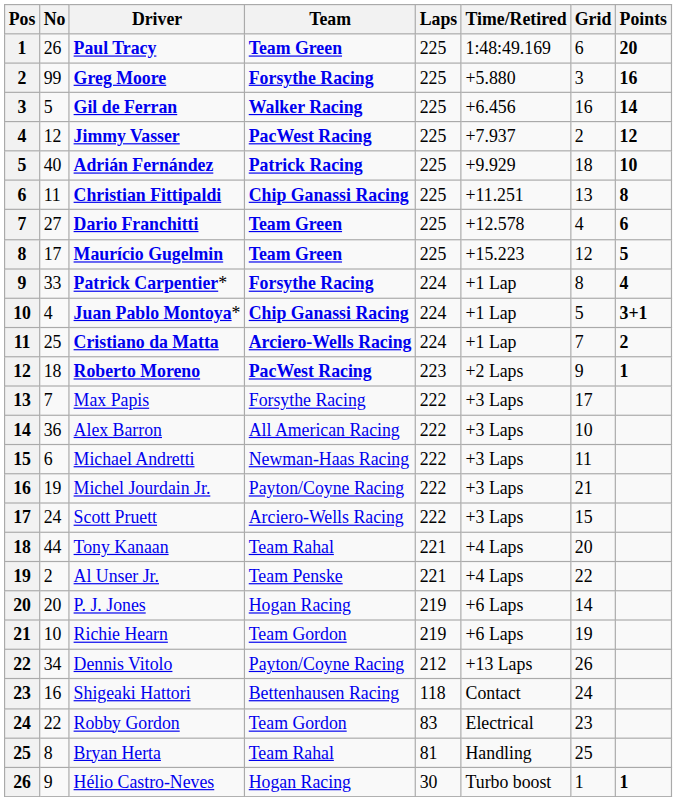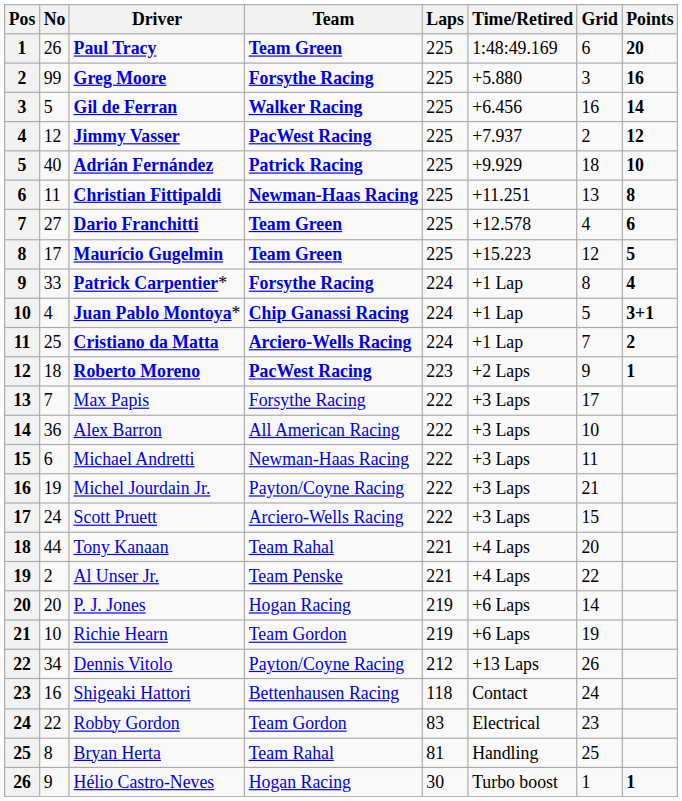(329, 195) Chip Ganassi Racing -> (333, 195) Newman-Haas Racing
